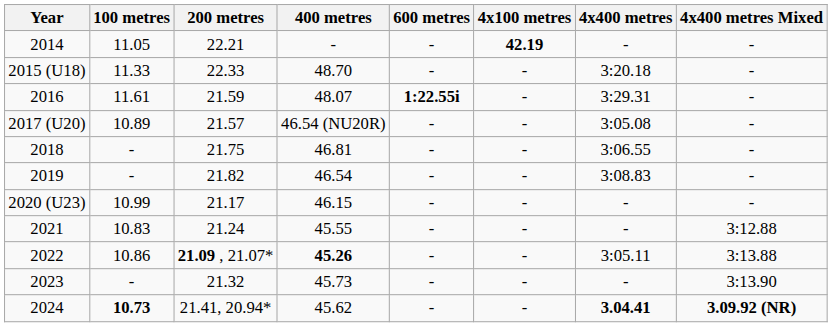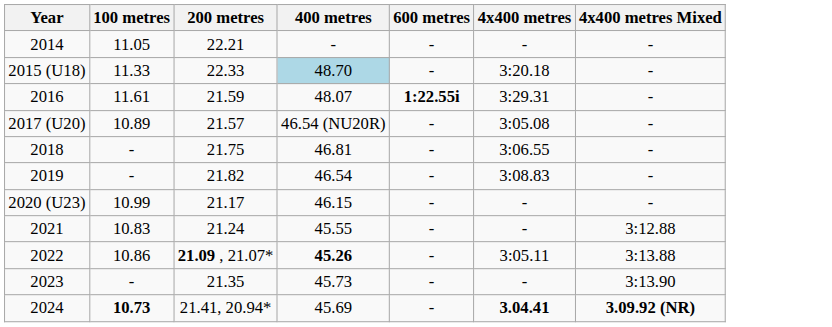- column: (525, 17)
(333, 70) no background -> (333, 70) lightblue background
(226, 281) 21.32 -> (226, 281) 21.35
(333, 307) 45.62 -> (333, 307) 45.69
